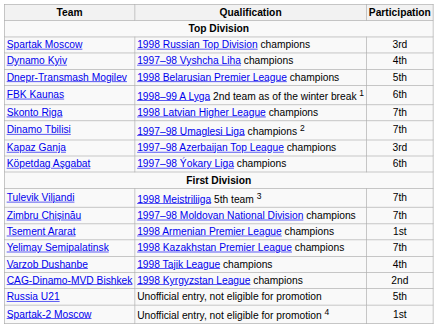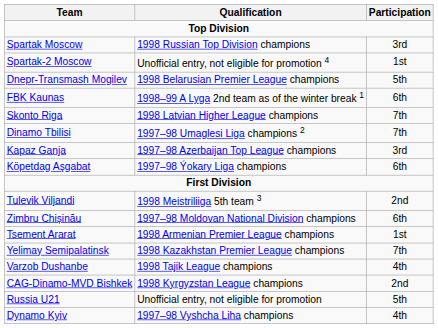rows swapped: (37, 61) <-> (49, 314)
(400, 198) 7th -> (400, 200) 2nd
(400, 215) 7th -> (400, 218) 6th
